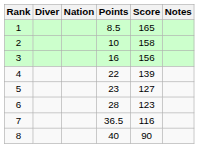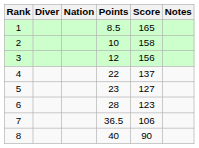(114, 58) 16 -> (114, 58) 12
(147, 74) 139 -> (147, 74) 137
(147, 120) 116 -> (147, 120) 106
